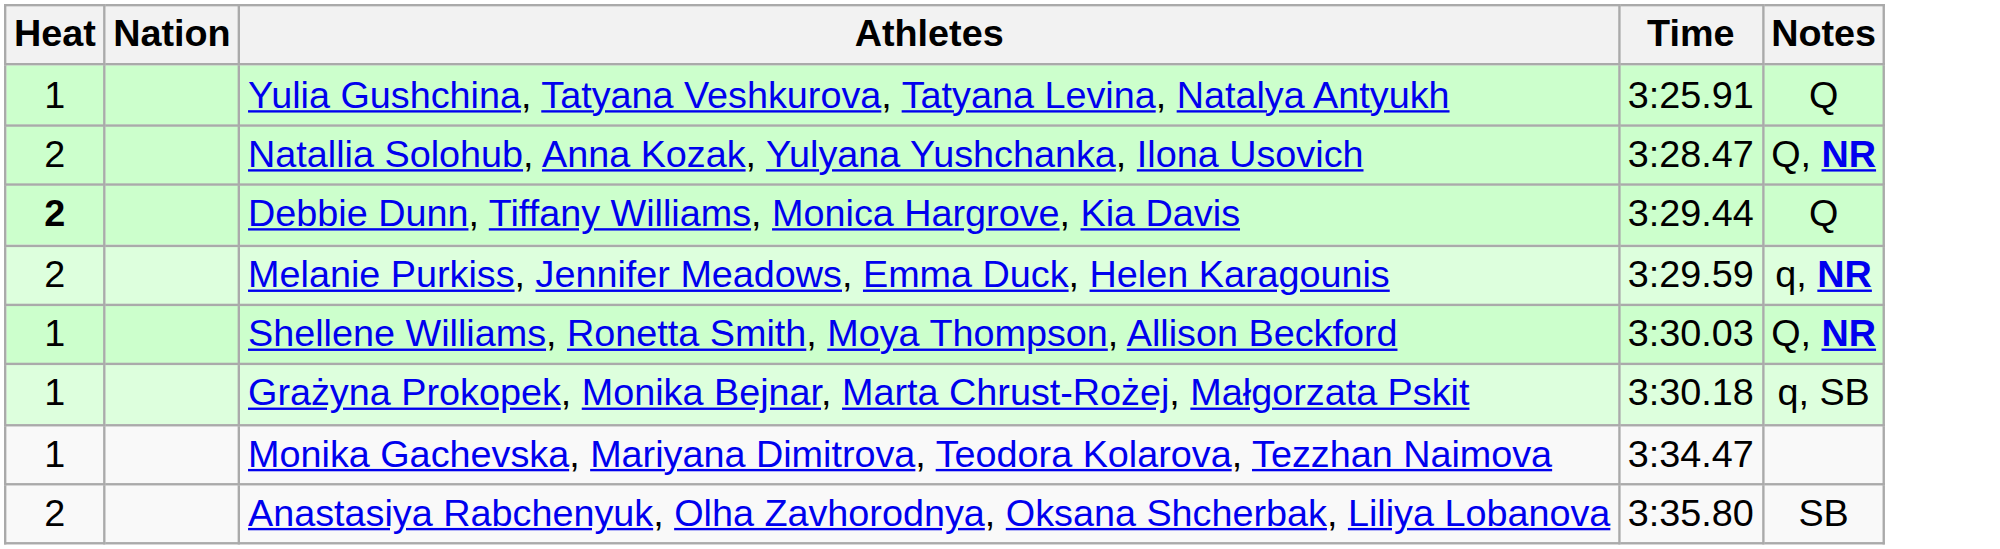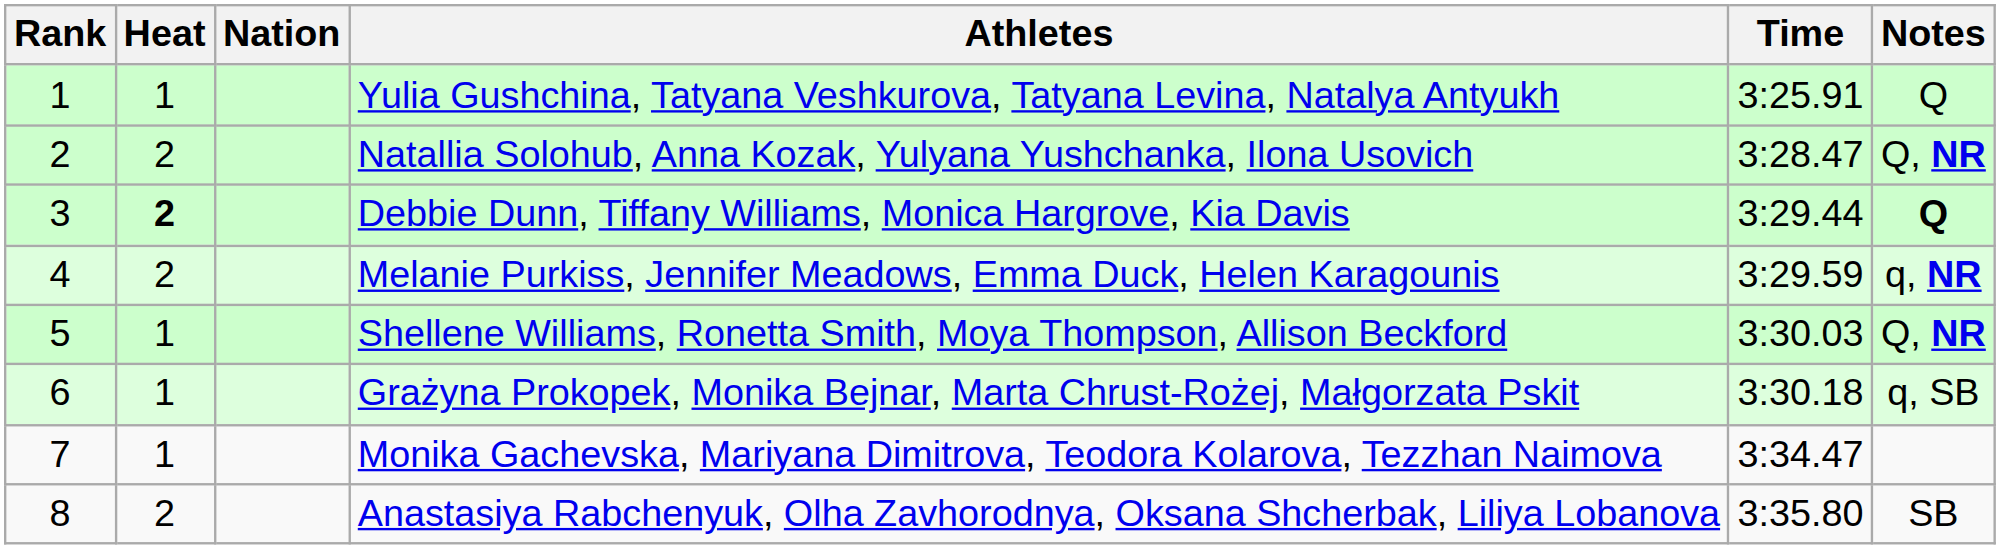+ column: (60, 34)
(1824, 214) normal -> (1933, 214) bold
